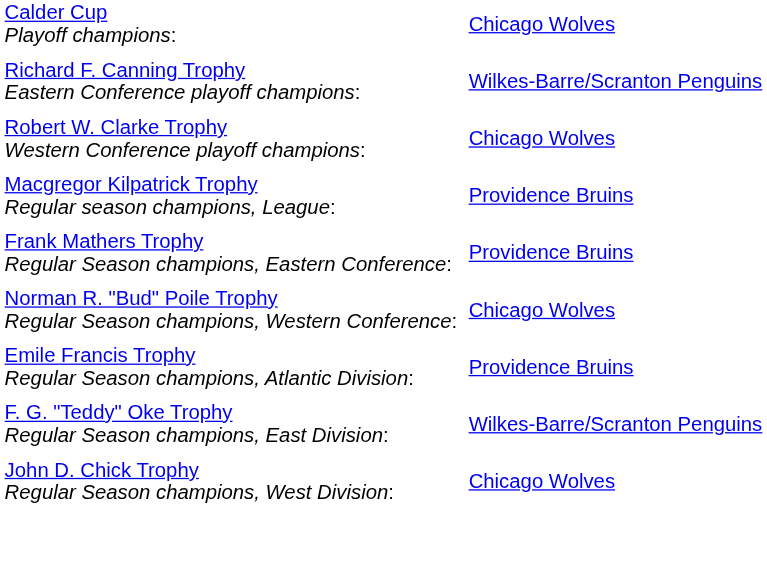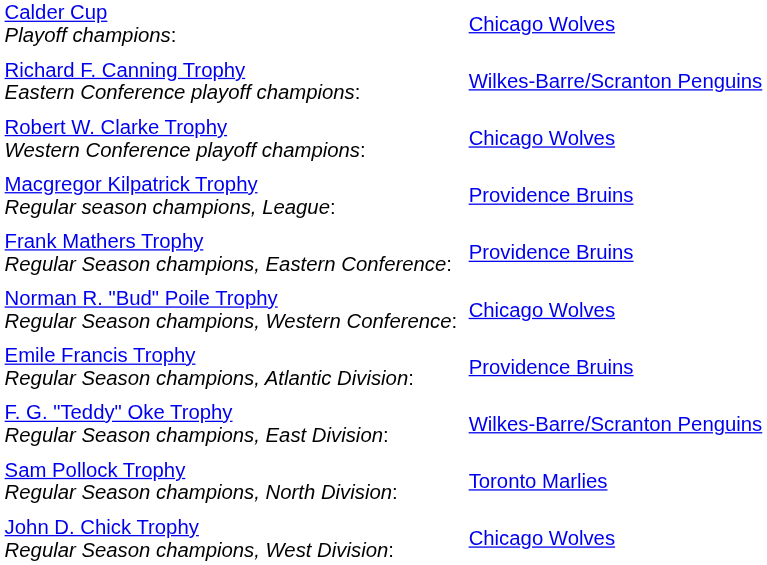+ row: (201, 481)
